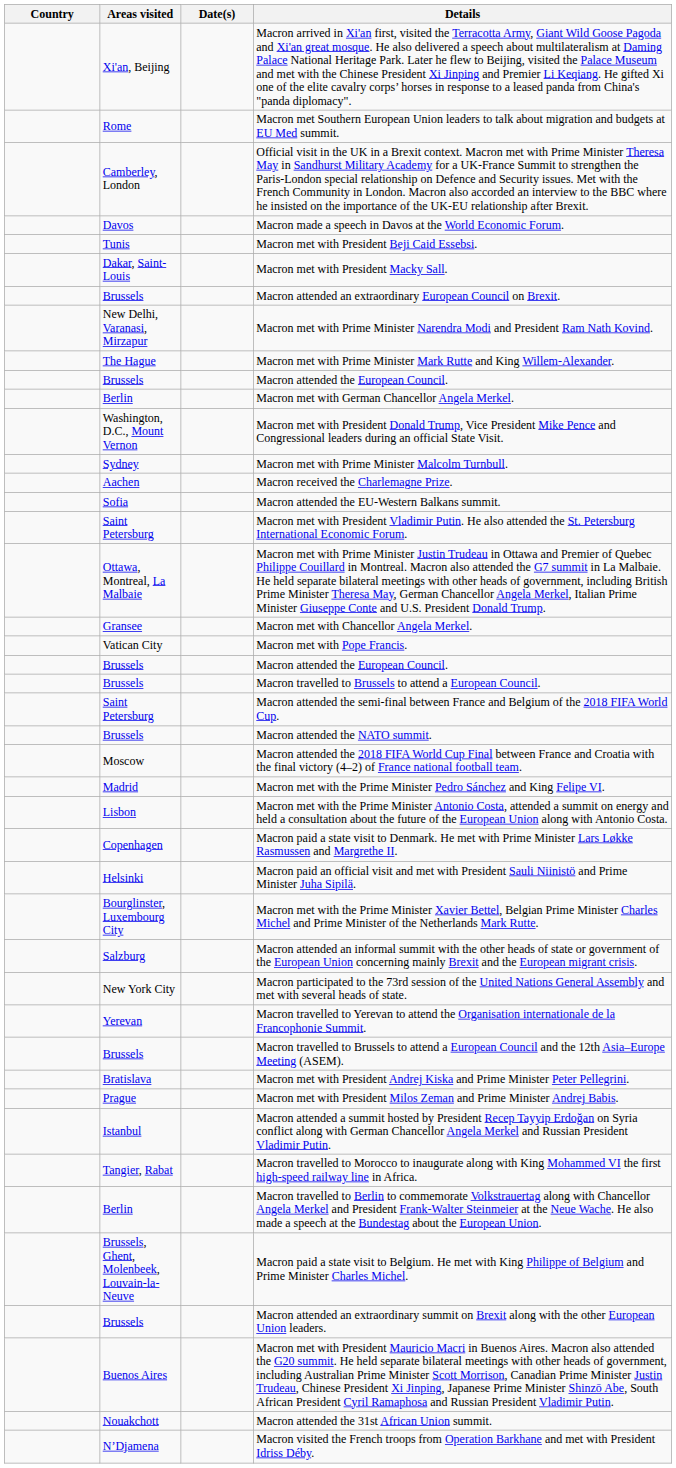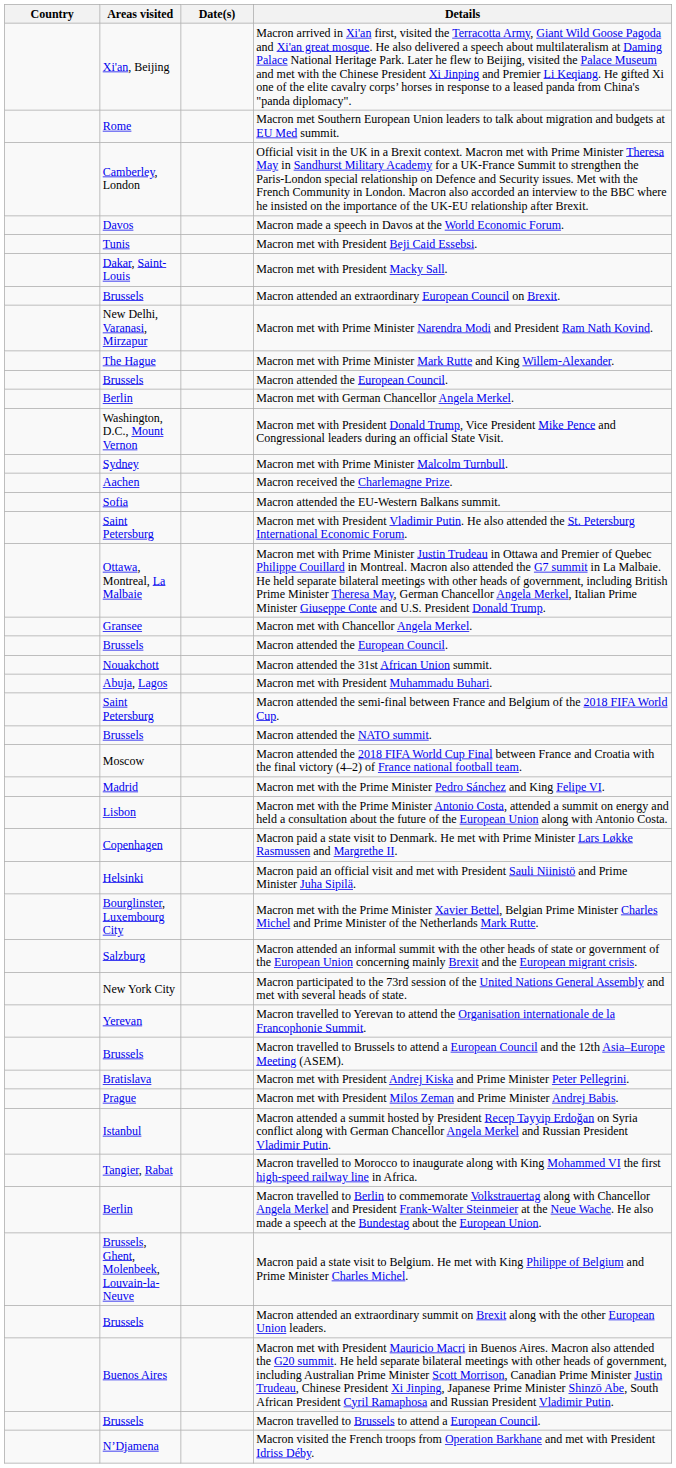- row: (133, 645)
rows swapped: (131, 1420) <-> (123, 683)
+ row: (135, 683)
